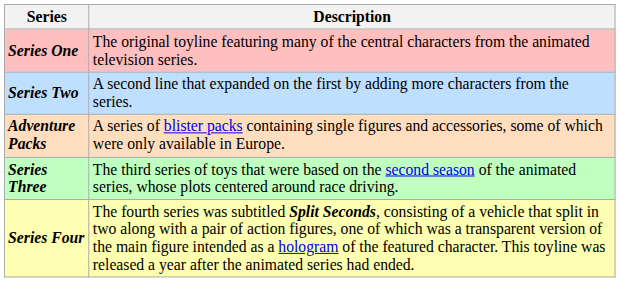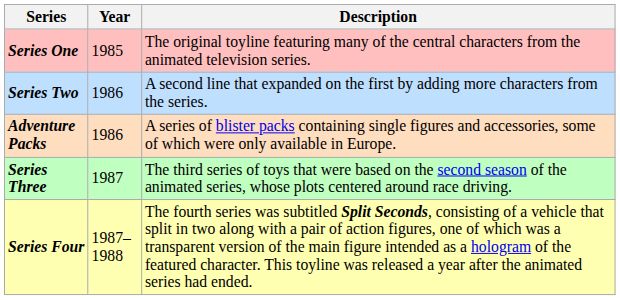+ column: (115, 16)
